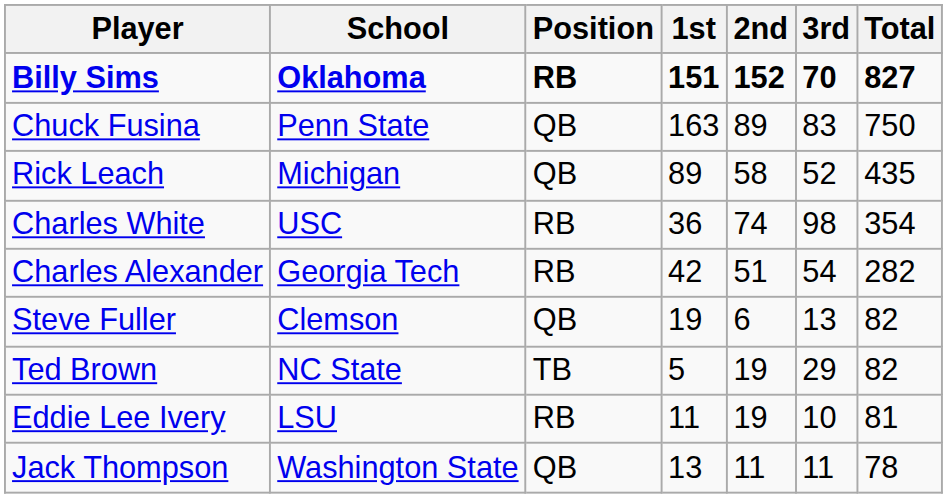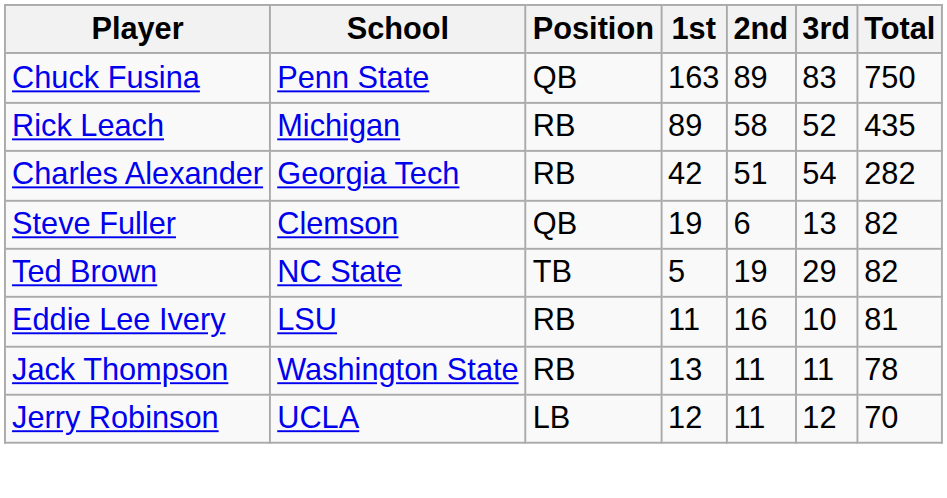- row: (85, 77)
(555, 175) QB -> (554, 126) RB
- row: (109, 223)
(751, 418) 19 -> (751, 321) 16
(555, 467) QB -> (554, 369) RB
+ row: (115, 418)
